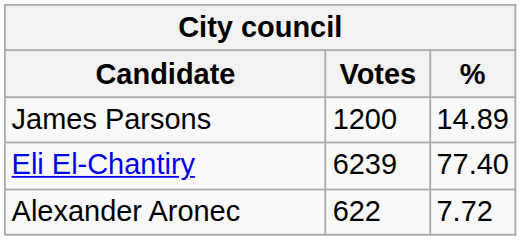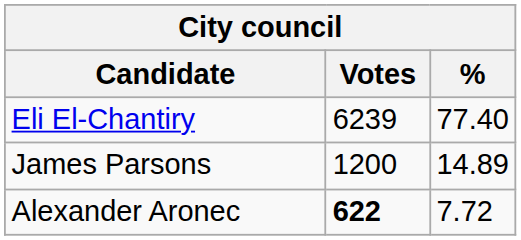rows swapped: (103, 165) <-> (111, 119)
(357, 211) normal -> (357, 211) bold
